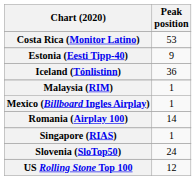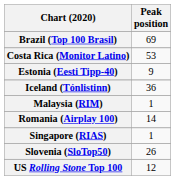+ row: (68, 39)
- row: (78, 103)
(171, 151) 24 -> (151, 151) 26
